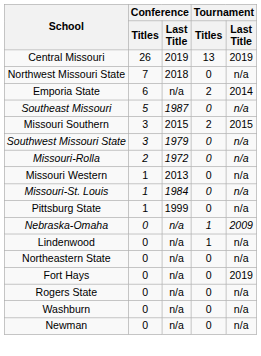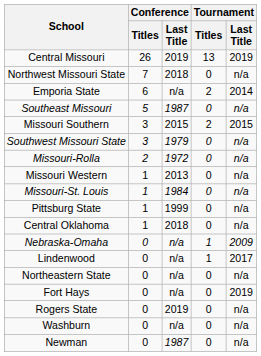+ row: (66, 225)
(241, 242) n/a -> (241, 259) 2017
(177, 292) n/a -> (177, 309) 2019
(177, 326) n/a -> (177, 342) 1987
